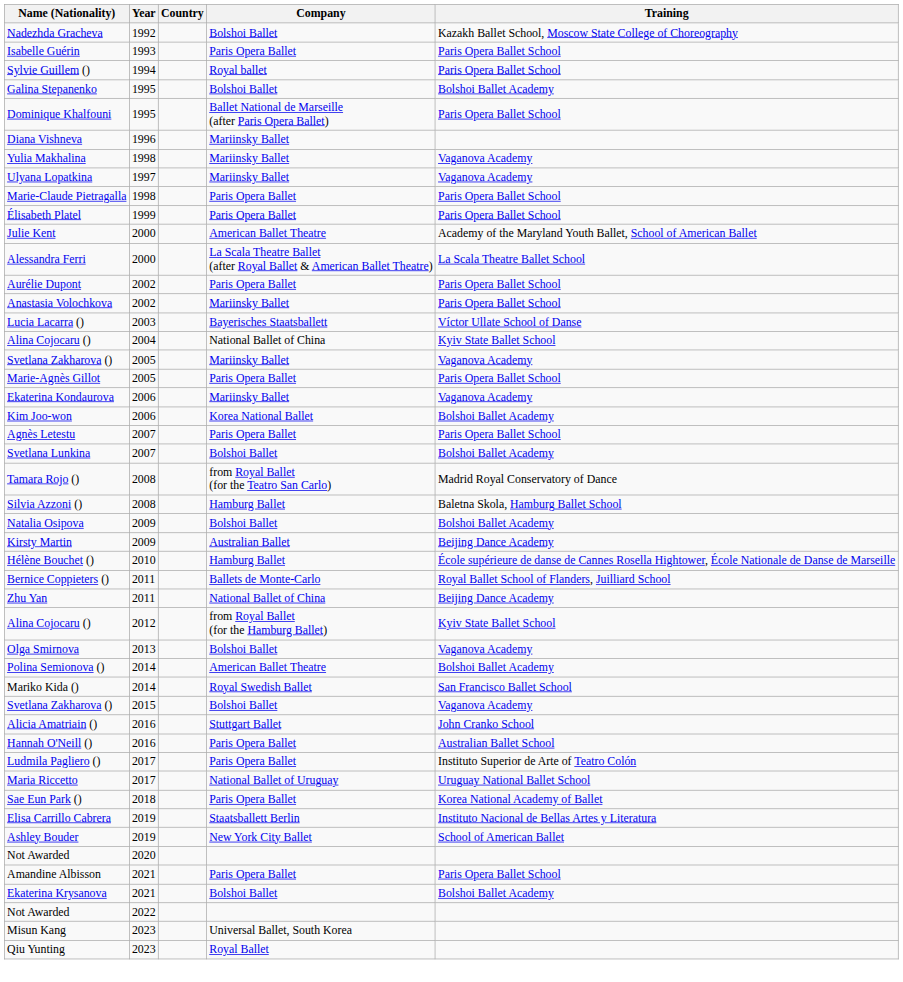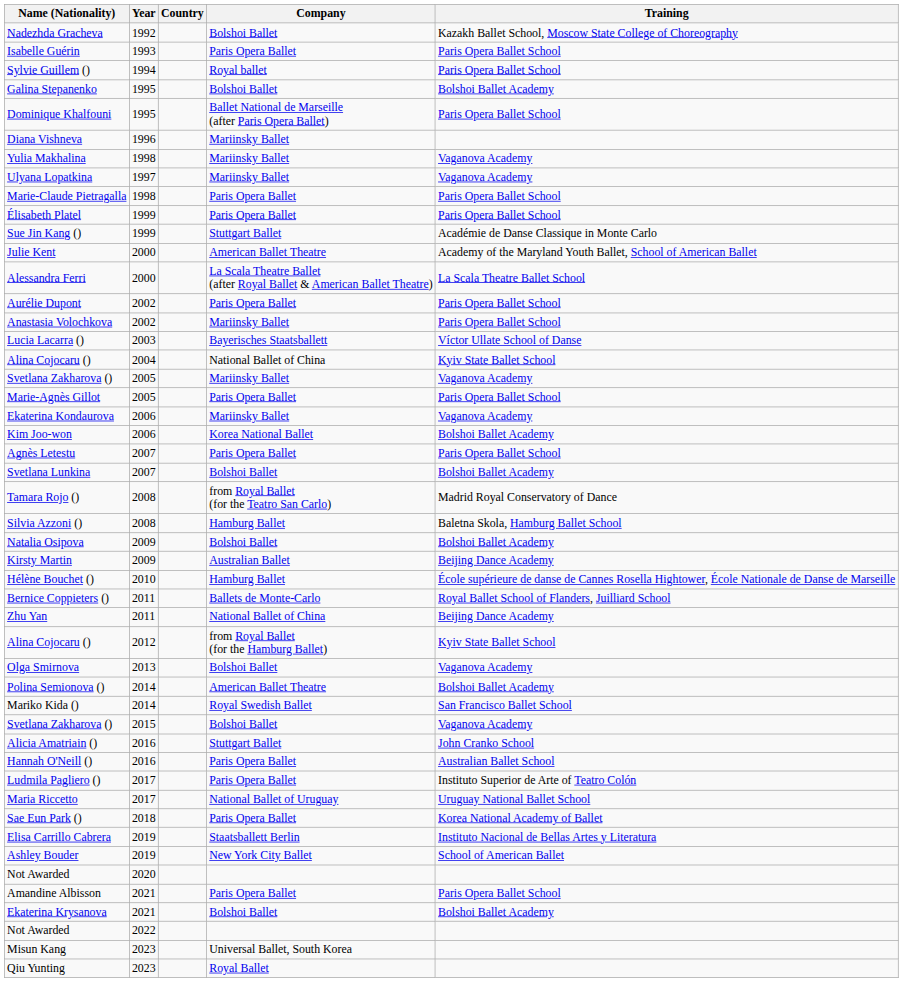+ row: (44, 233)
